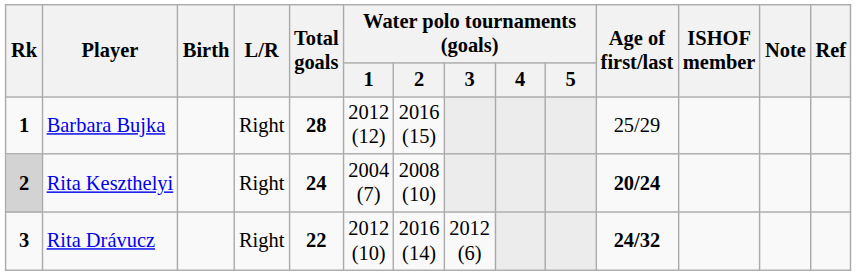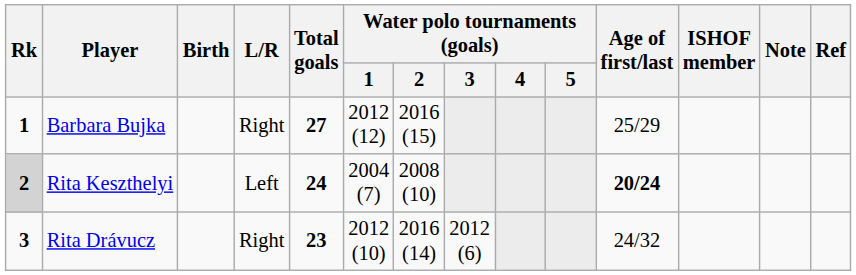(316, 125) 28 -> (316, 125) 27
(262, 183) Right -> (262, 183) Left
(316, 241) 22 -> (316, 241) 23
(637, 241) bold -> (637, 241) normal
